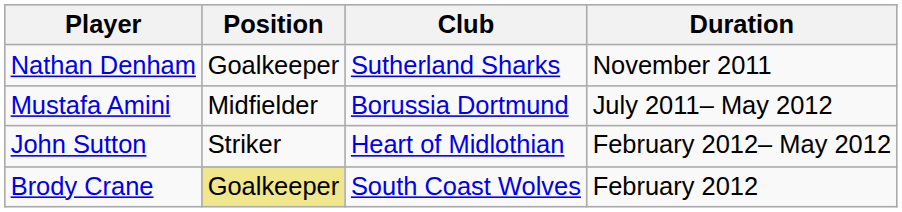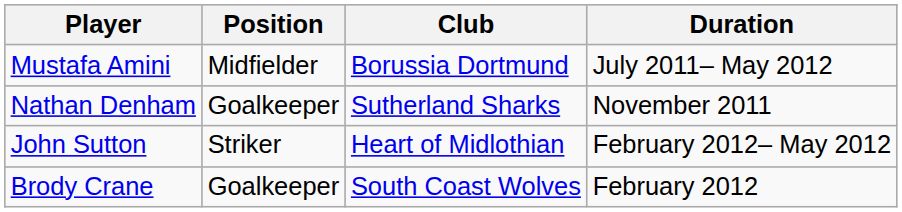rows swapped: (91, 105) <-> (103, 65)
(273, 186) khaki background -> (273, 186) no background
